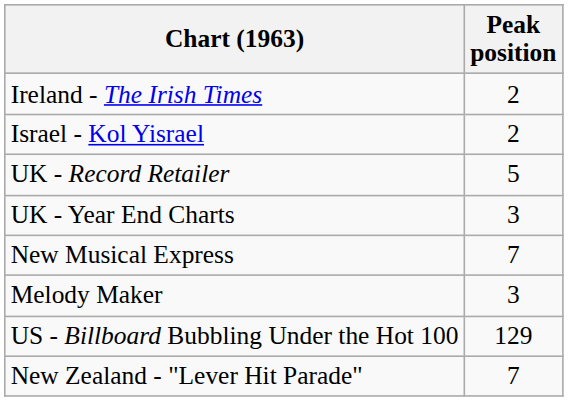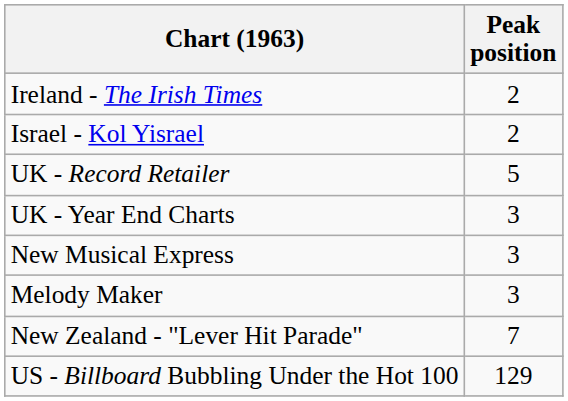(513, 255) 7 -> (513, 255) 3
rows swapped: (187, 376) <-> (235, 335)
